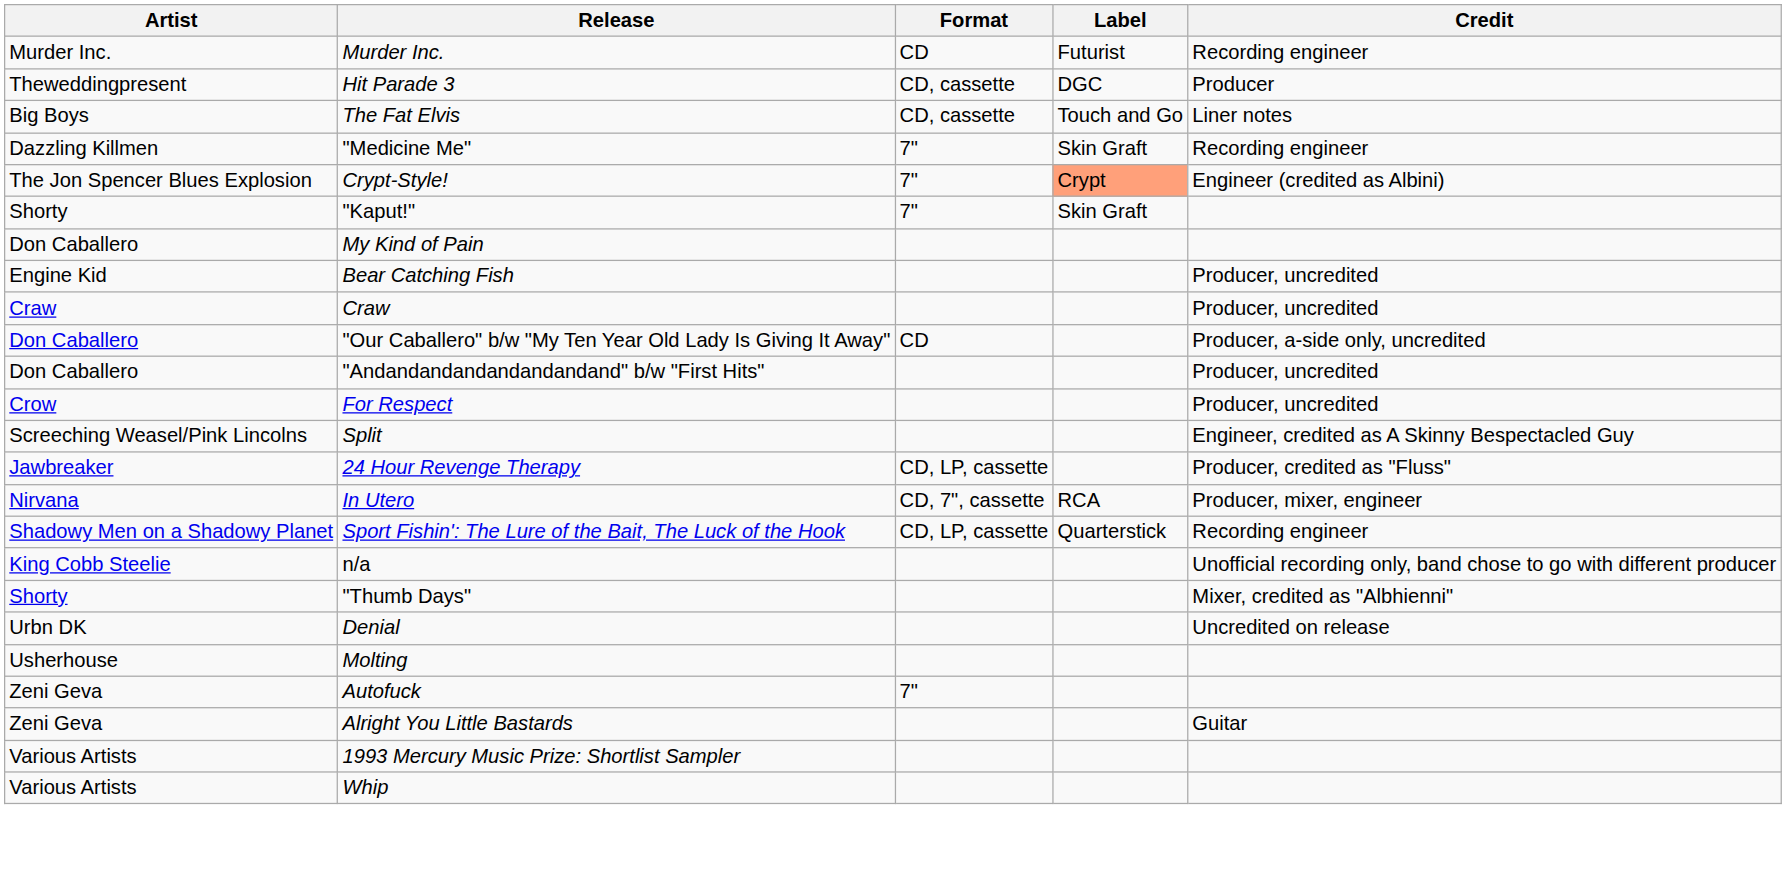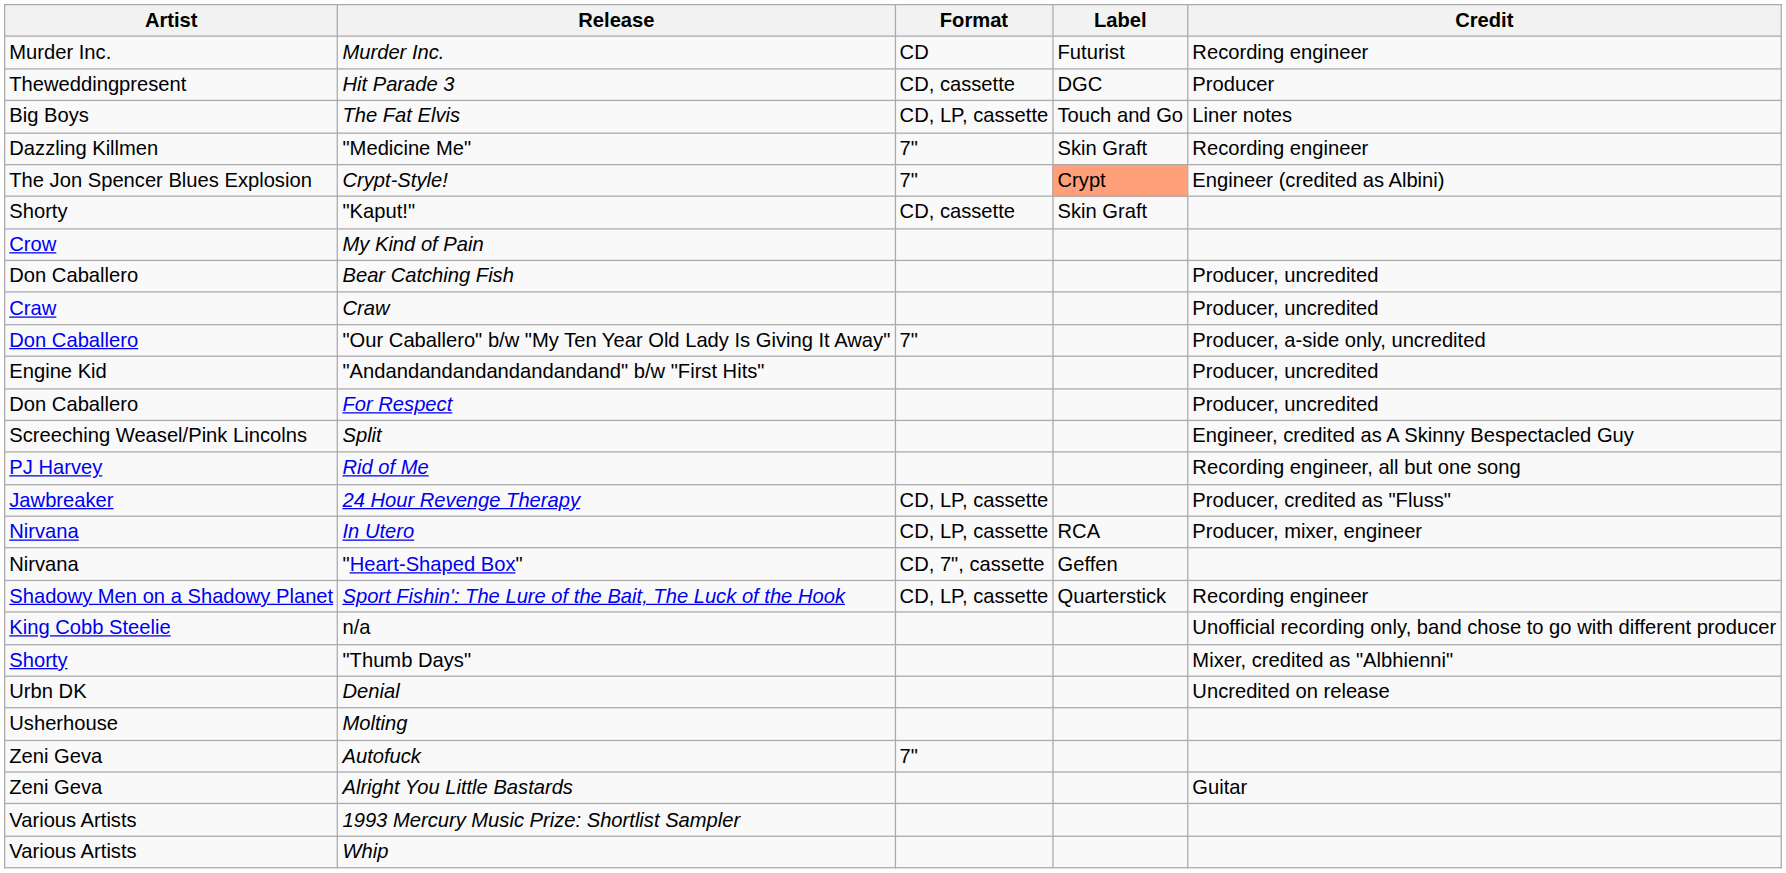(957, 116) CD, cassette -> (974, 116) CD, LP, cassette
(909, 212) 7" -> (957, 212) CD, cassette
(74, 244) Don Caballero -> (33, 244) Crow
(58, 276) Engine Kid -> (74, 276) Don Caballero
(914, 340) CD -> (909, 340) 7"
(74, 372) Don Caballero -> (58, 372) Engine Kid
(33, 404) Crow -> (74, 404) Don Caballero
+ row: (386, 468)
(972, 500) CD, 7", cassette -> (974, 532) CD, LP, cassette
+ row: (433, 564)
